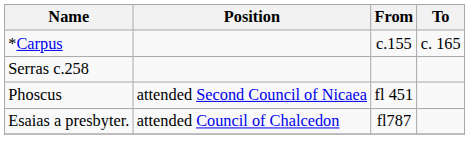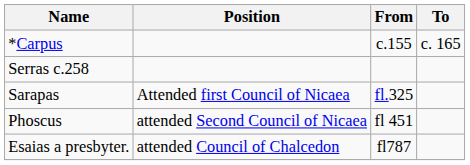+ row: (34, 95)
